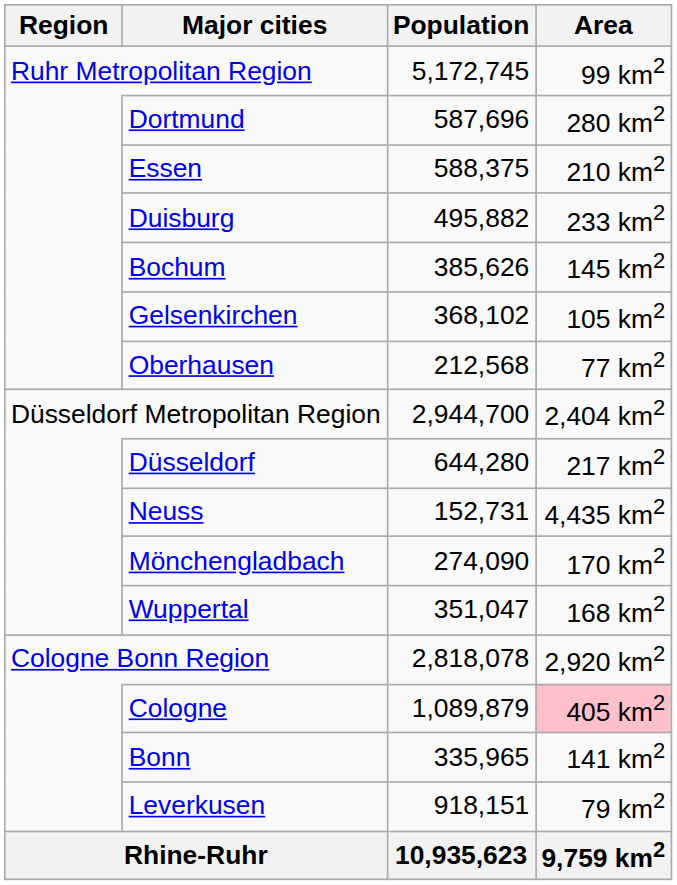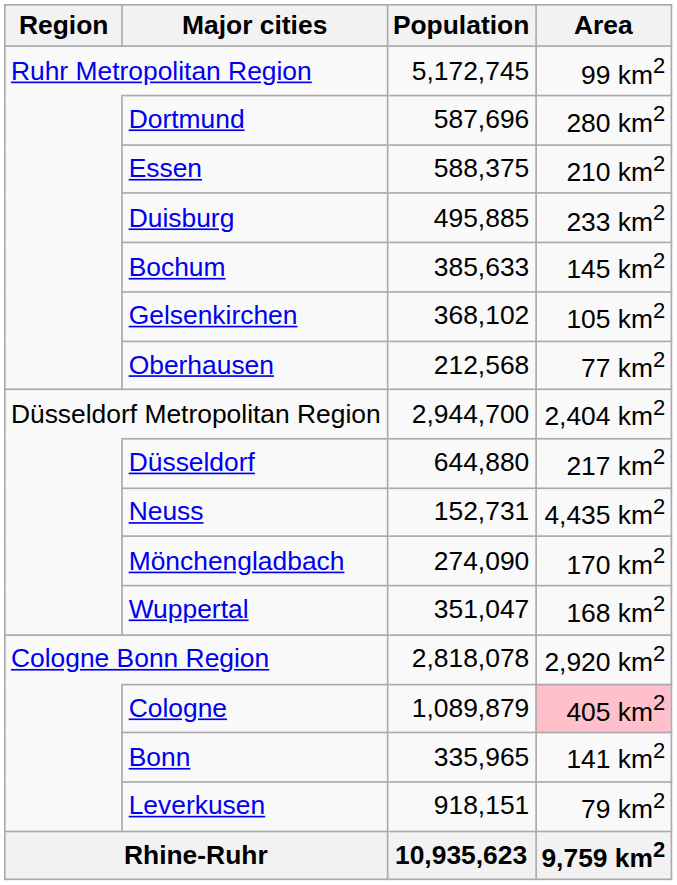(482, 217) 495,882 -> (482, 217) 495,885
(482, 266) 385,626 -> (482, 266) 385,633
(482, 462) 644,280 -> (482, 462) 644,880
